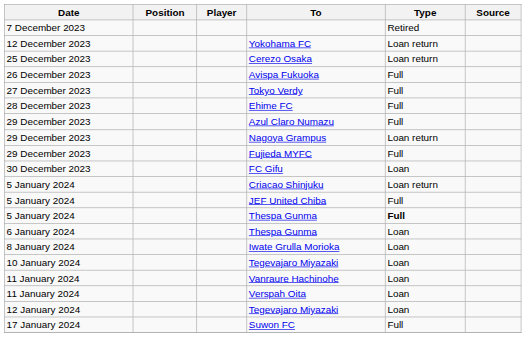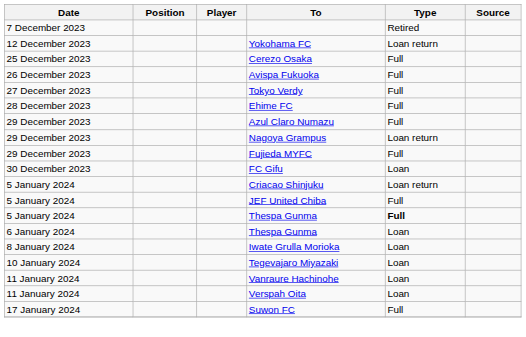(413, 59) Loan return -> (395, 59) Full
- row: (43, 310)
